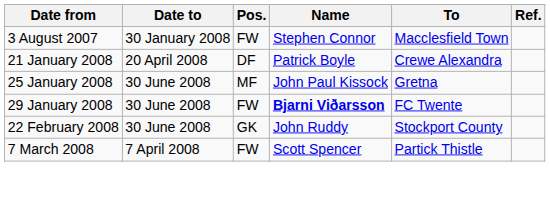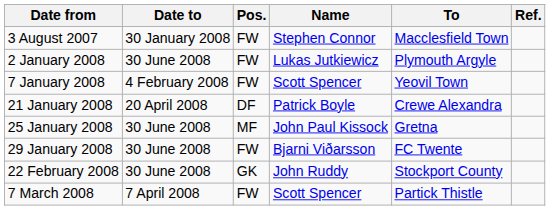+ row: (56, 60)
+ row: (56, 82)
(329, 104) bold -> (324, 149) normal
